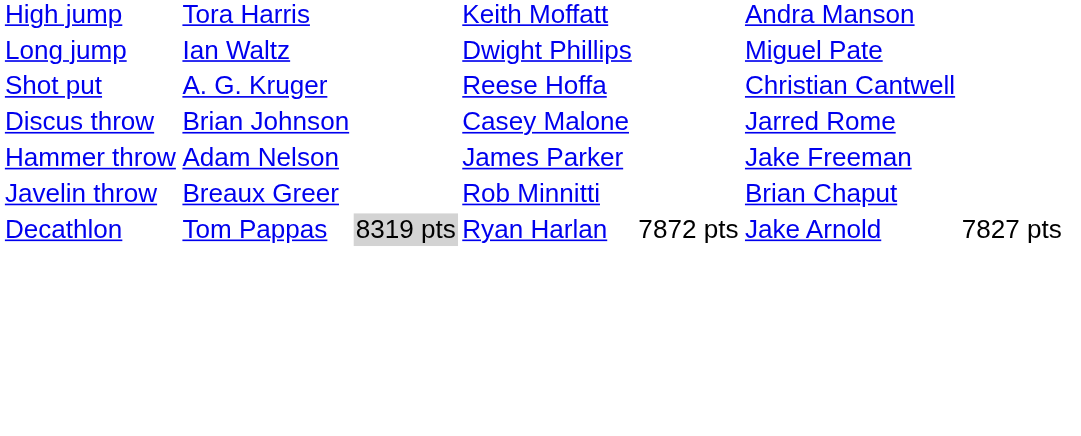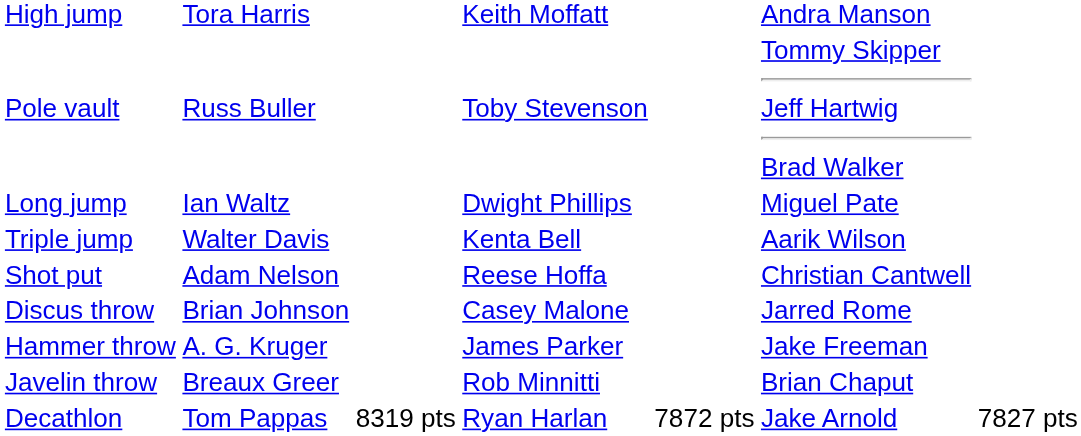+ row: (62, 108)
+ row: (69, 239)
(255, 85) A. G. Kruger -> (261, 275) Adam Nelson
(261, 157) Adam Nelson -> (255, 346) A. G. Kruger
(406, 229) lightgrey background -> (406, 418) no background
